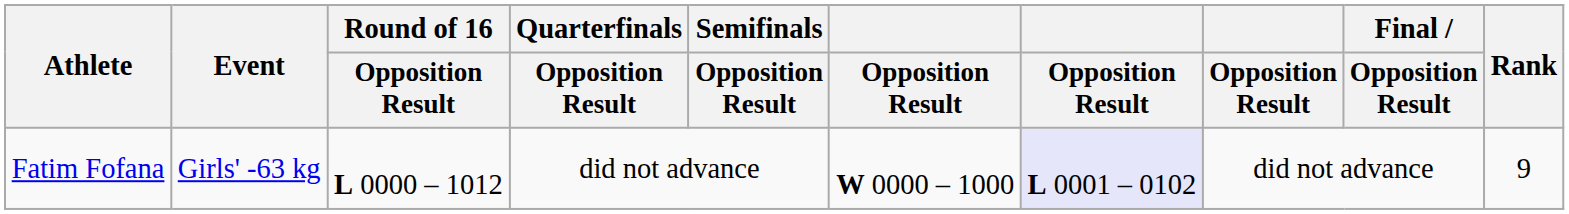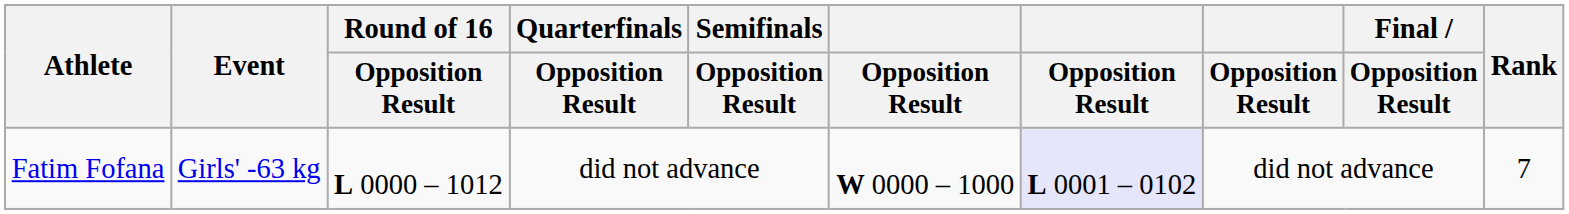(1524, 168) 9 -> (1524, 168) 7
